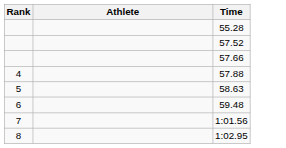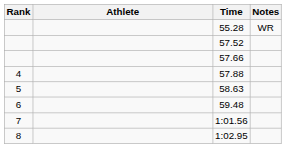+ column: (266, 12)
